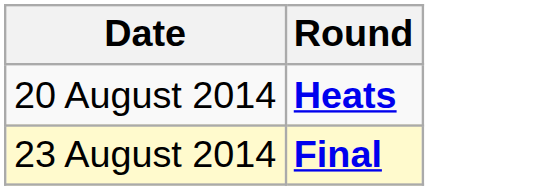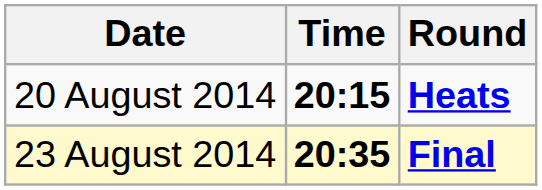+ column: (342, 34)
